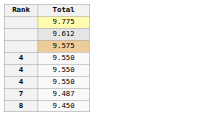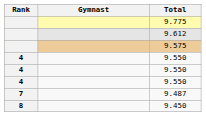+ column: (94, 11)
